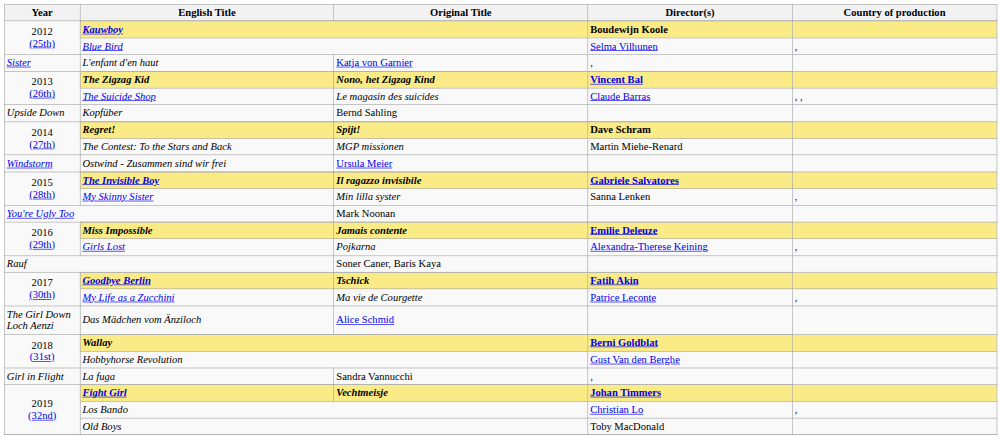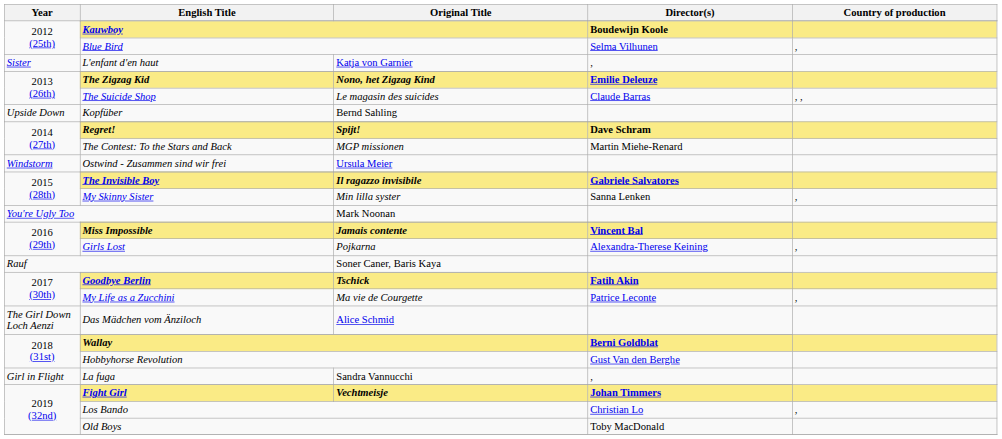(617, 79) Vincent Bal -> (624, 79) Emilie Deleuze
(624, 230) Emilie Deleuze -> (617, 230) Vincent Bal
